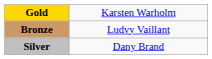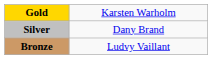rows swapped: (37, 46) <-> (37, 29)
